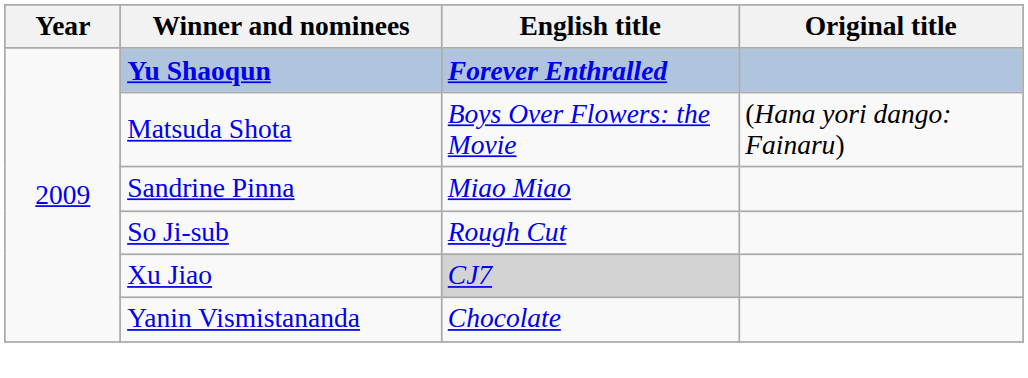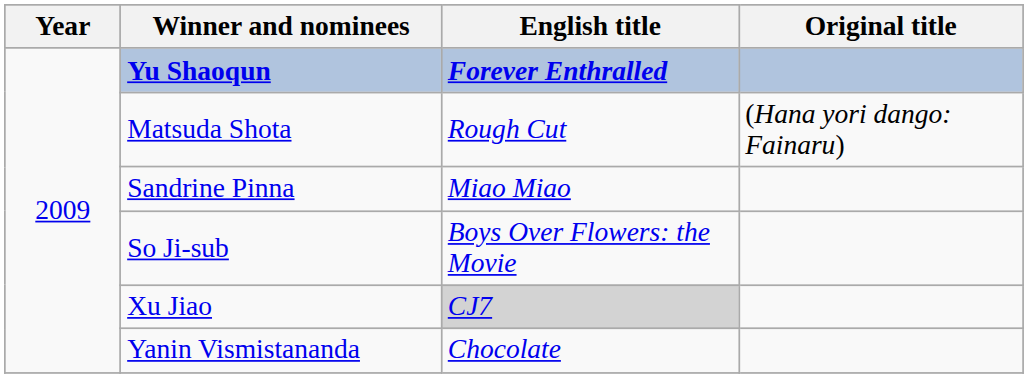(579, 129) Boys Over Flowers: the Movie -> (507, 129) Rough Cut
(507, 231) Rough Cut -> (579, 247) Boys Over Flowers: the Movie
